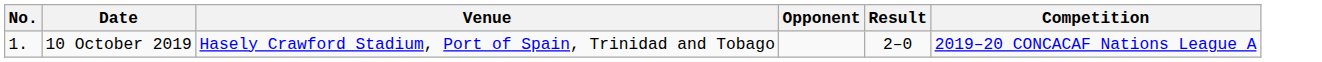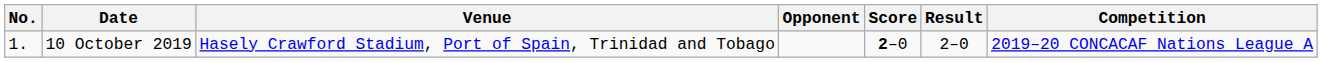+ column: (893, 18)
